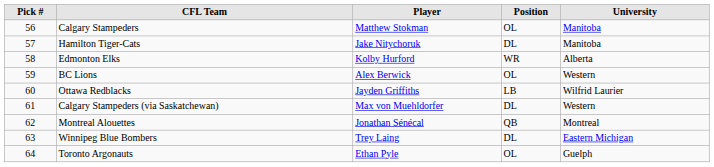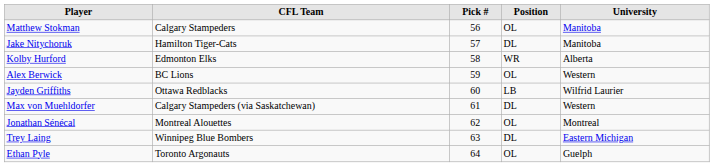columns swapped: (30, 12) <-> (427, 12)
(510, 122) QB -> (510, 122) OL
